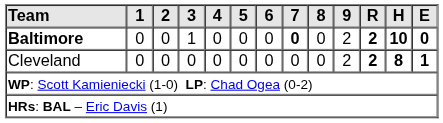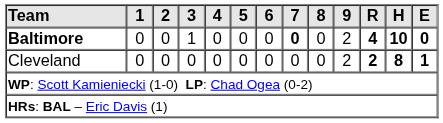(373, 38) 2 -> (373, 38) 4
